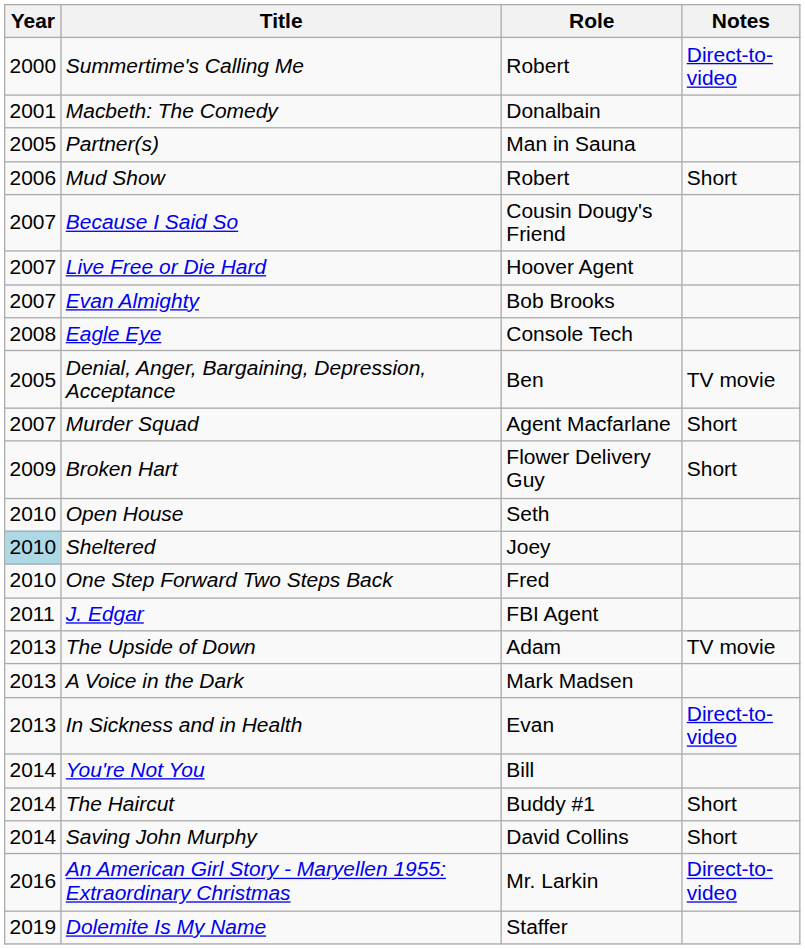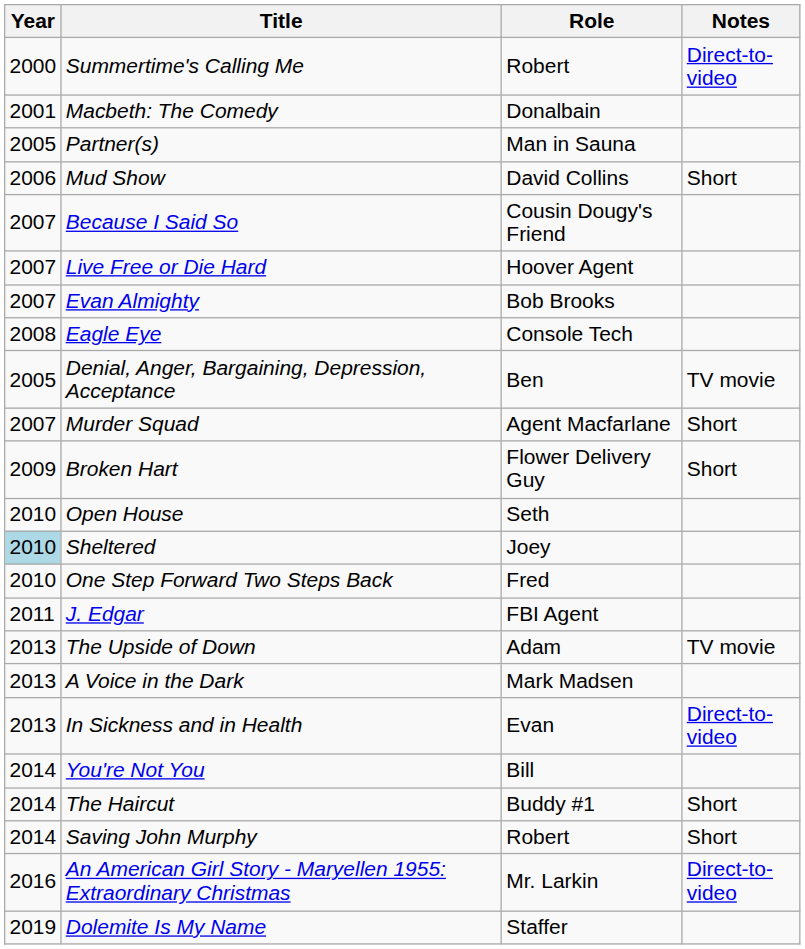(538, 177) Robert -> (567, 177) David Collins
(567, 837) David Collins -> (538, 837) Robert
